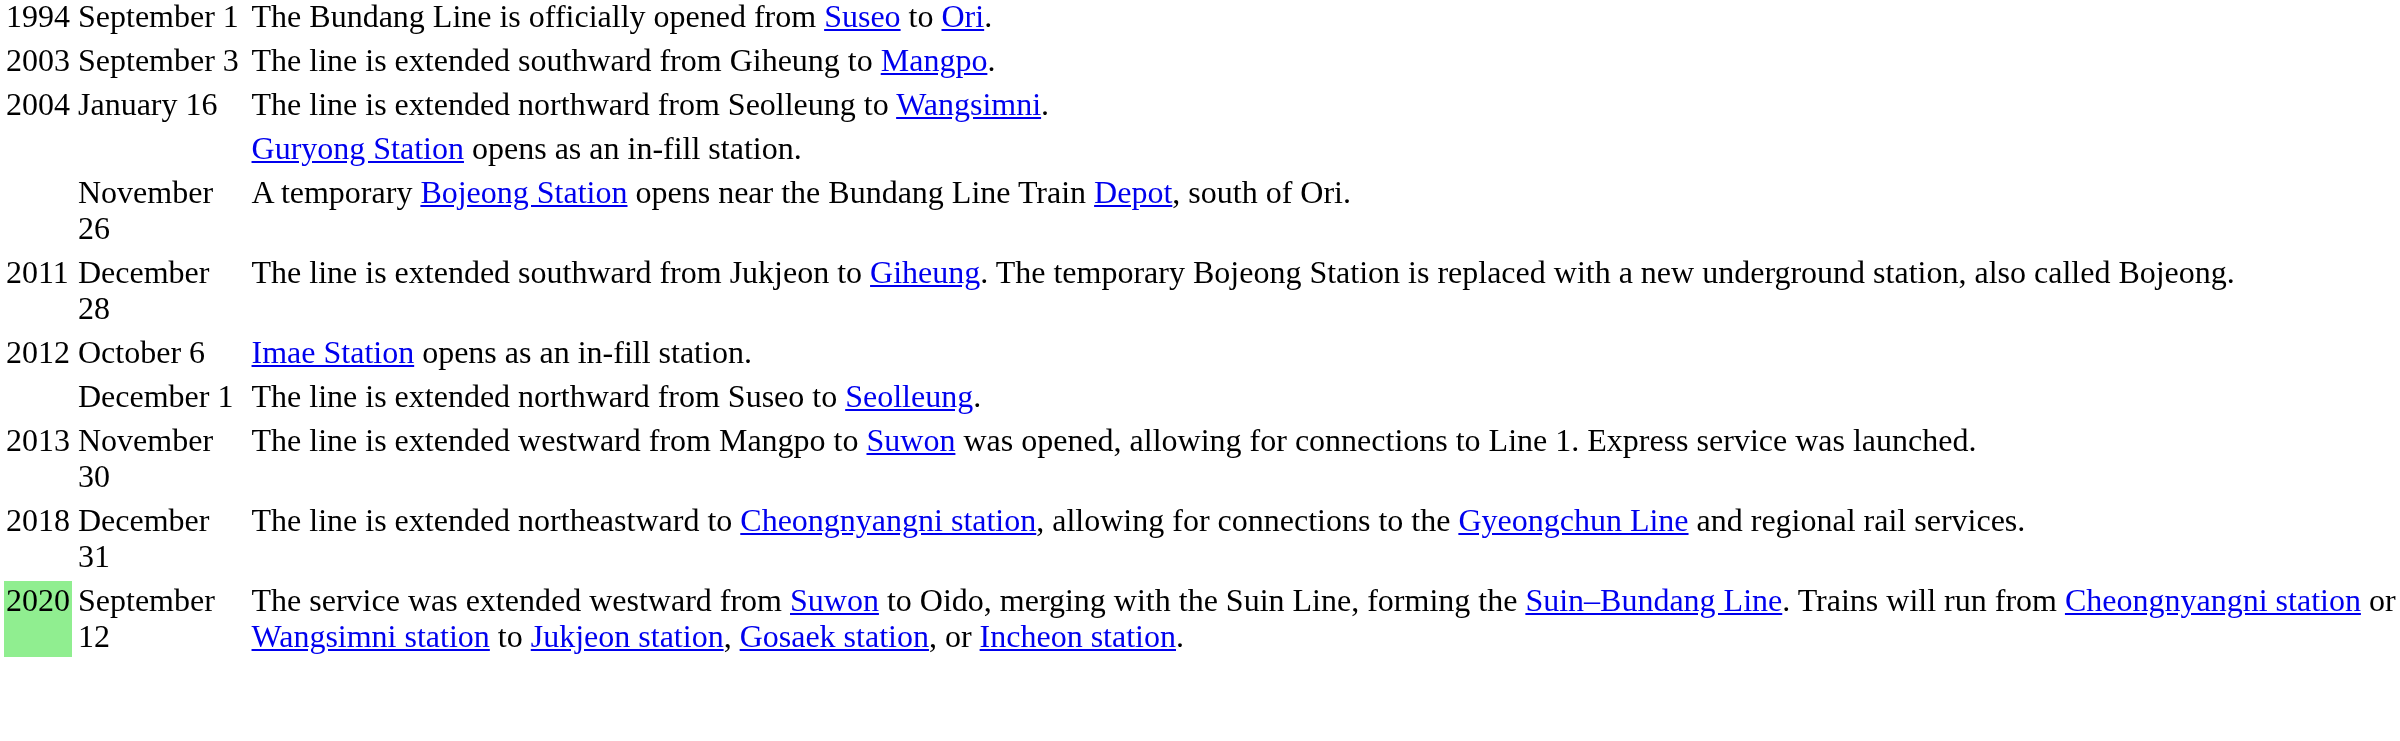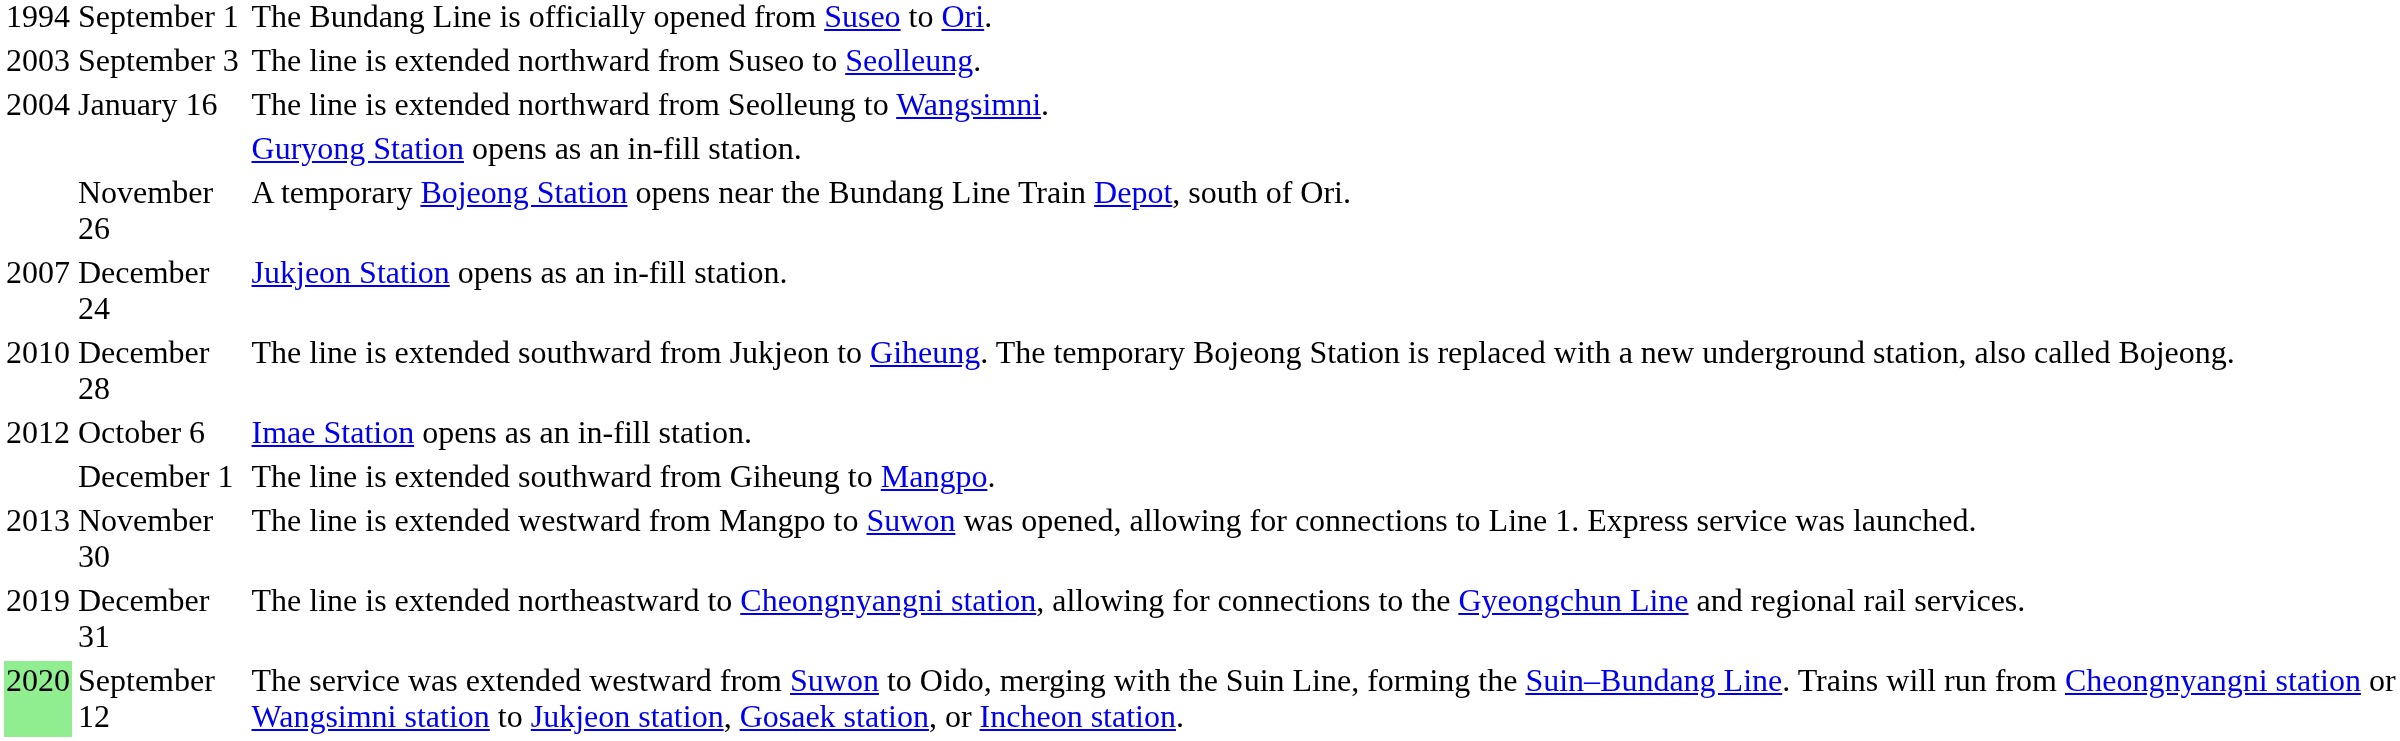(623, 60) The line is extended southward from Giheung to Mangpo. -> (616, 60) The line is extended northward from Suseo to Seolleung.
+ row: (144, 290)
(37, 272) 2011 -> (38, 352) 2010
(616, 396) The line is extended northward from Suseo to Seolleung. -> (623, 476) The line is extended southward from Giheung to Mangpo.
(38, 520) 2018 -> (38, 600) 2019
